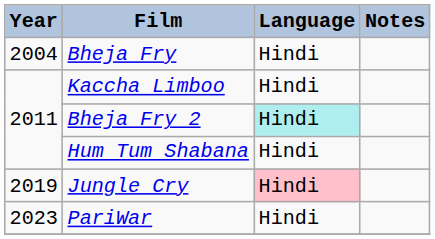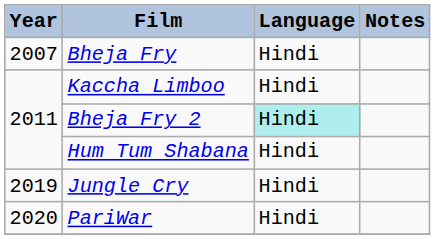(34, 54) 2004 -> (34, 54) 2007
(289, 185) pink background -> (289, 185) no background
(34, 218) 2023 -> (34, 218) 2020
